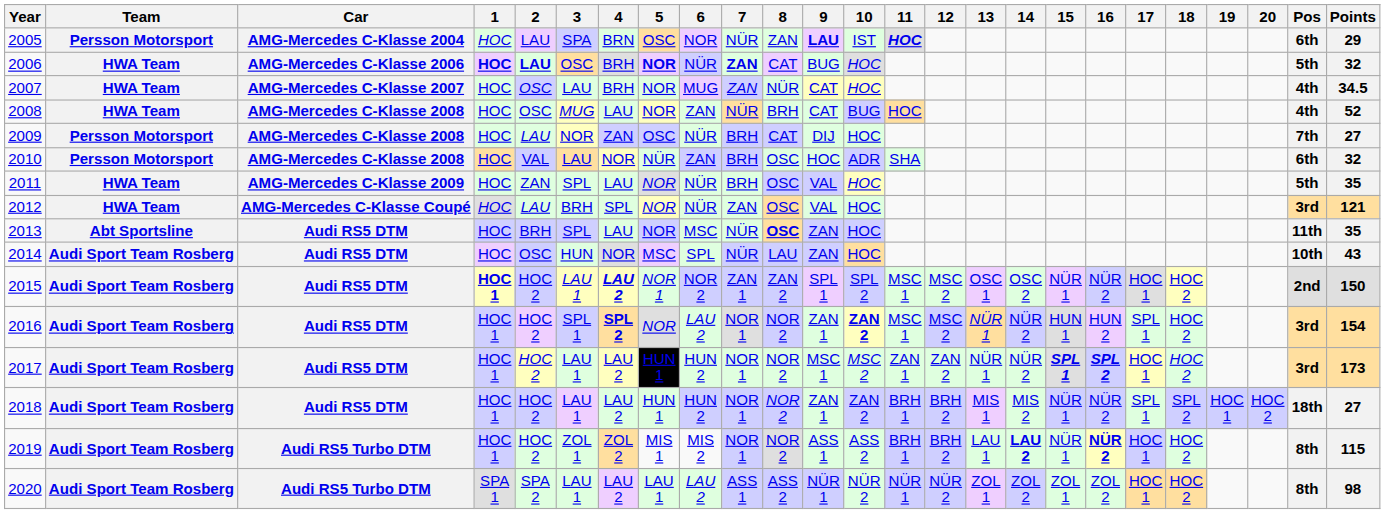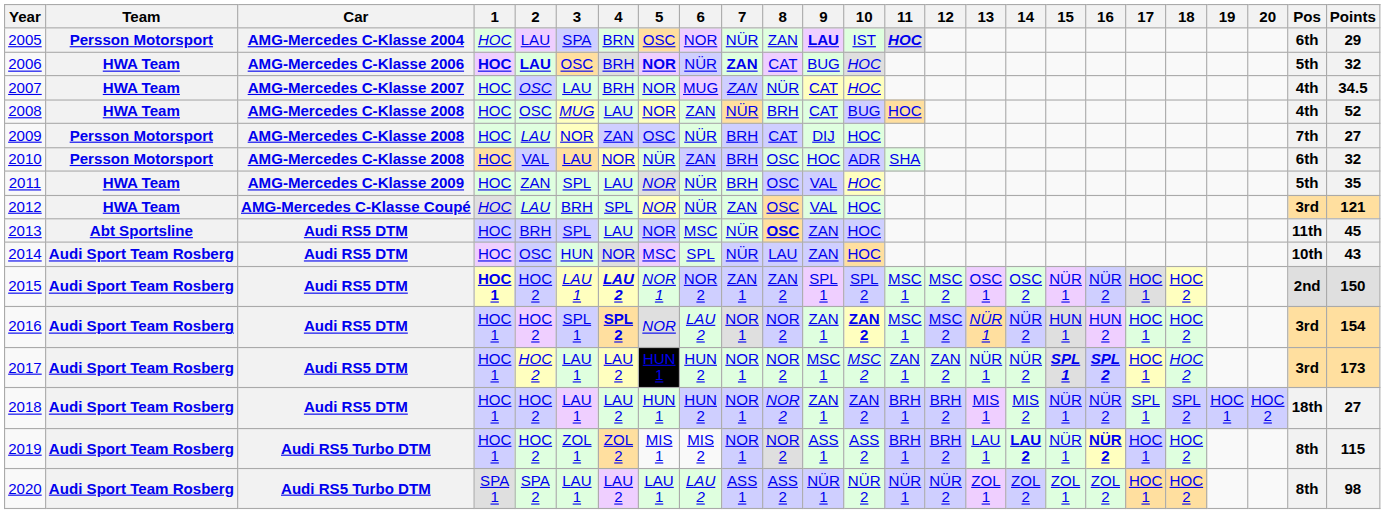(1353, 230) 35 -> (1353, 230) 45
(1146, 327) SPL 1 -> (1146, 327) HOC 1
